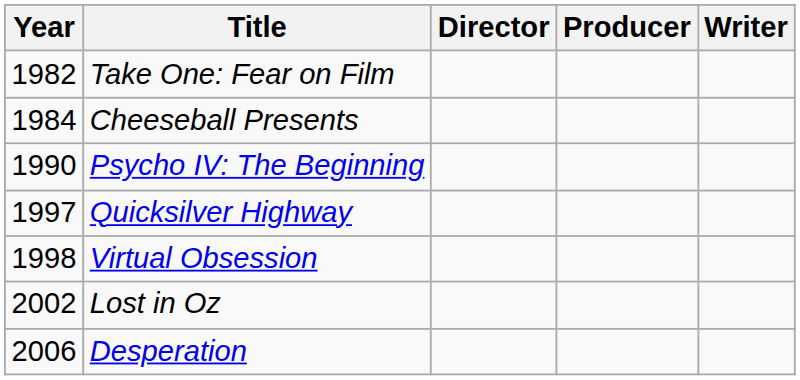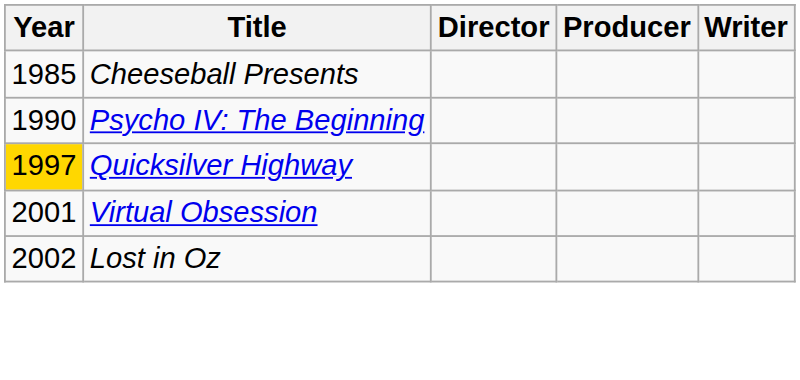- row: (242, 73)
(44, 119) 1984 -> (44, 73) 1985
(44, 212) no background -> (44, 166) gold background
(44, 258) 1998 -> (44, 212) 2001
- row: (168, 350)
